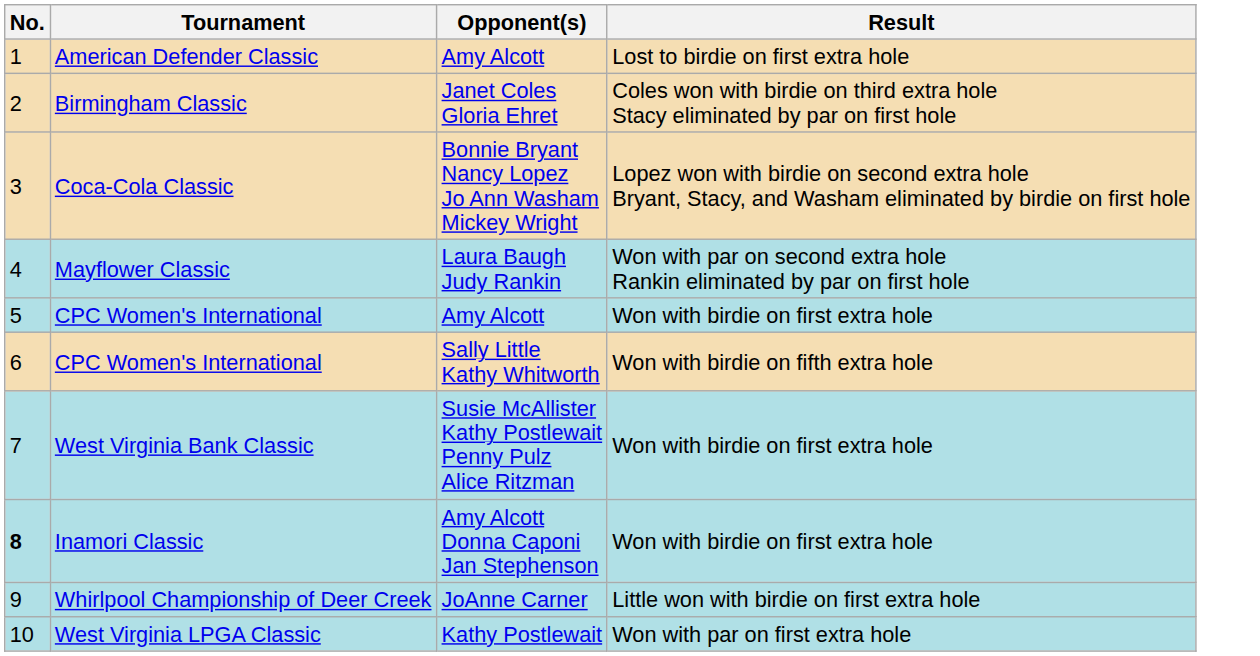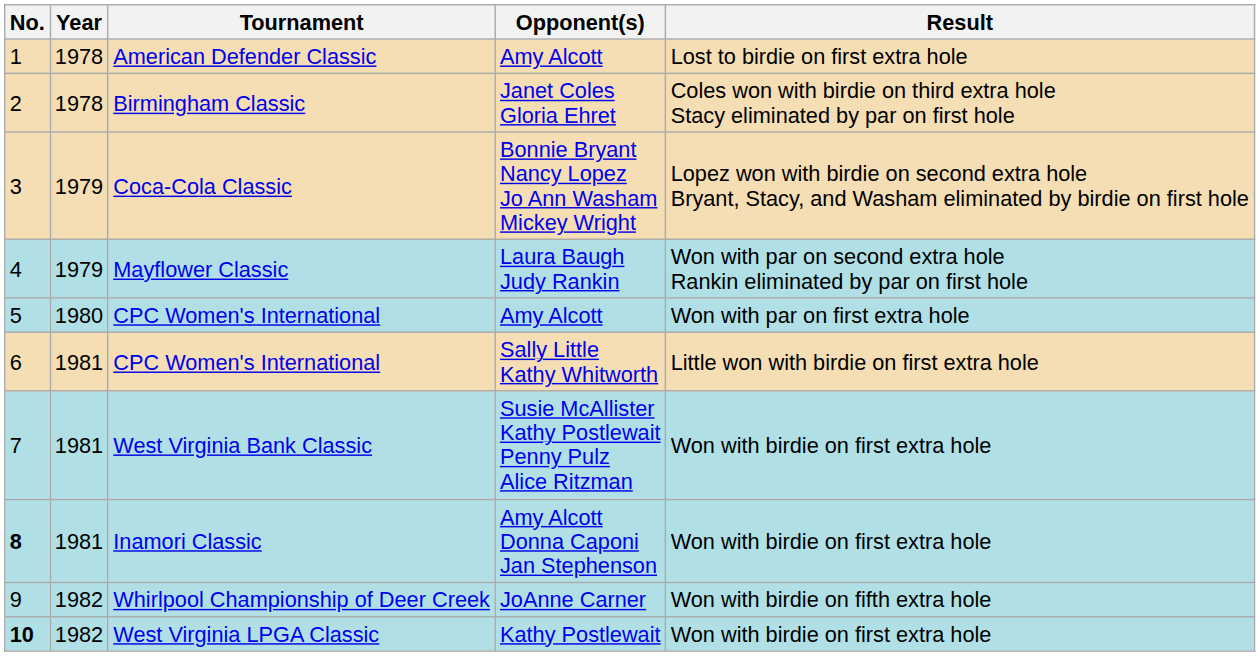+ column: (79, 22)
(773, 316) Won with birdie on first extra hole -> (820, 316) Won with par on first extra hole
(773, 362) Won with birdie on fifth extra hole -> (855, 362) Little won with birdie on first extra hole
(796, 599) Little won with birdie on first extra hole -> (831, 599) Won with birdie on fifth extra hole
(22, 634) normal -> (22, 634) bold
(762, 634) Won with par on first extra hole -> (831, 634) Won with birdie on first extra hole
